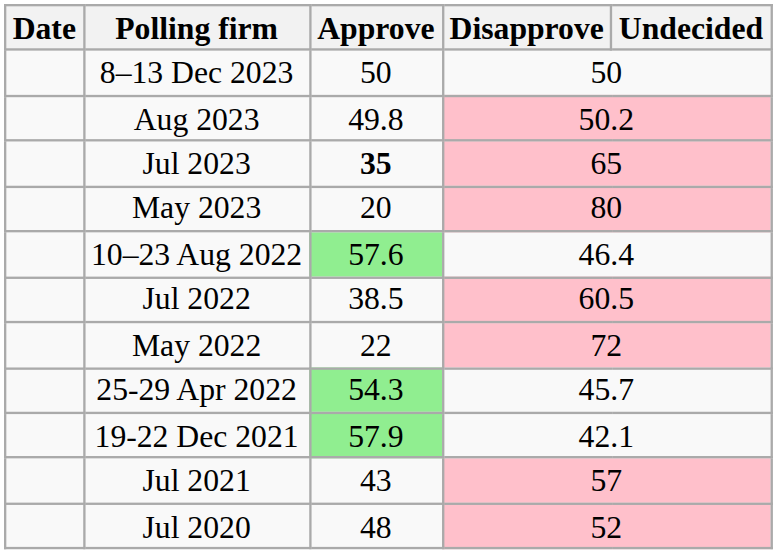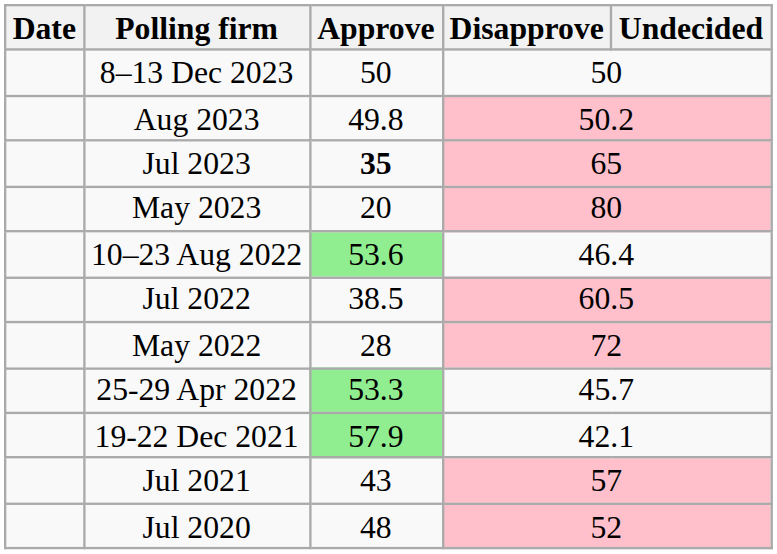(376, 254) 57.6 -> (376, 254) 53.6
(376, 344) 22 -> (376, 344) 28
(376, 390) 54.3 -> (376, 390) 53.3
